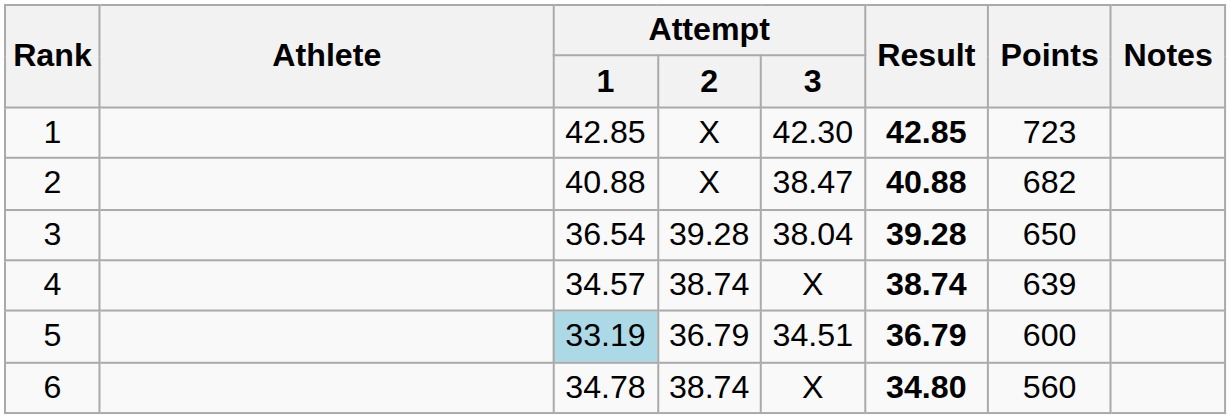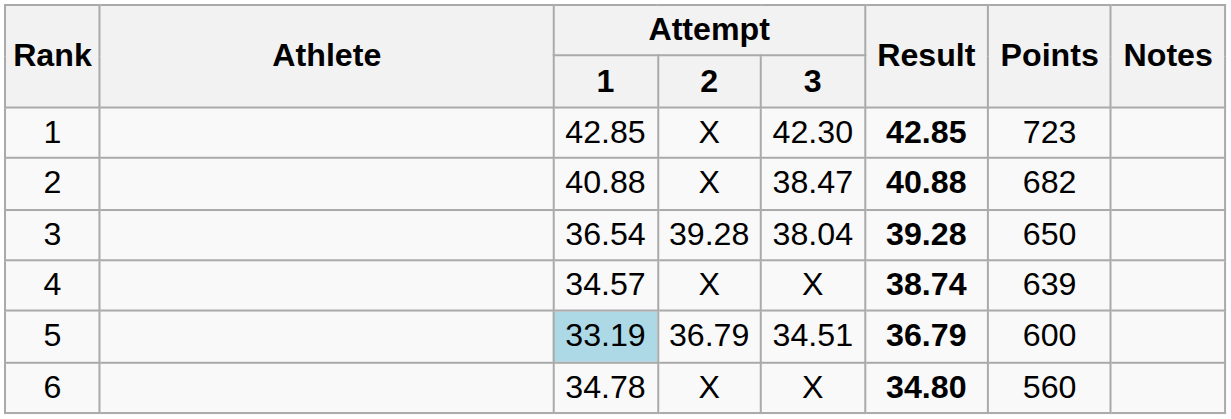(709, 285) 38.74 -> (709, 285) X
(709, 387) 38.74 -> (709, 387) X
